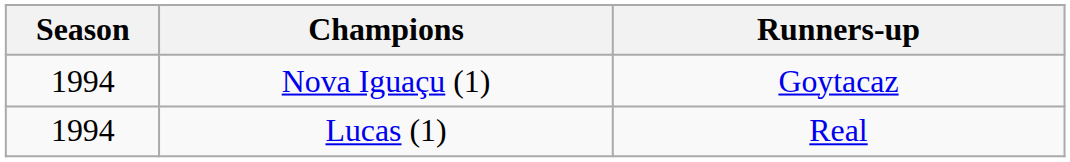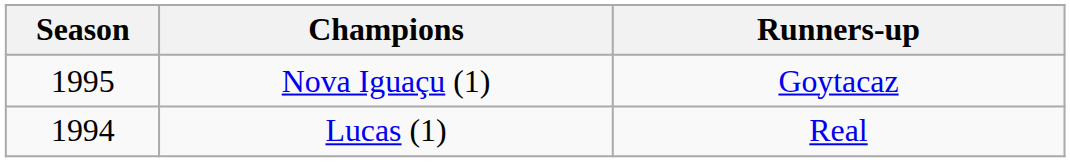(83, 80) 1994 -> (83, 80) 1995
